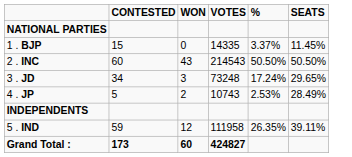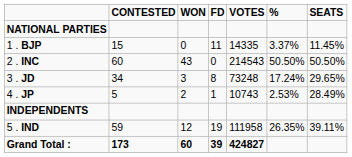+ column: (218, 12)
